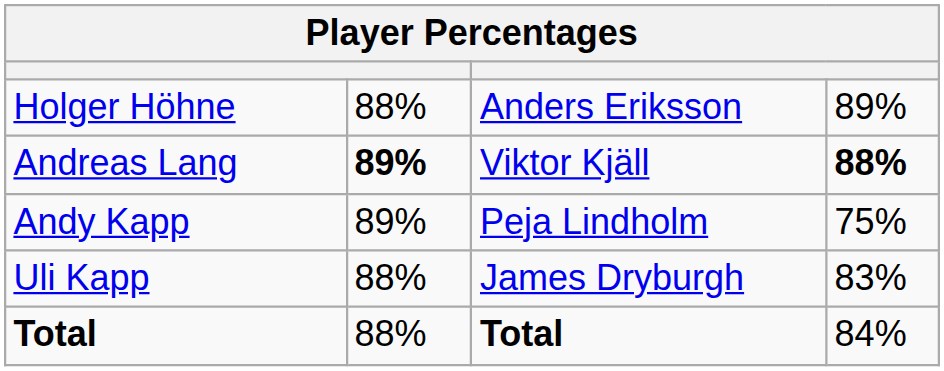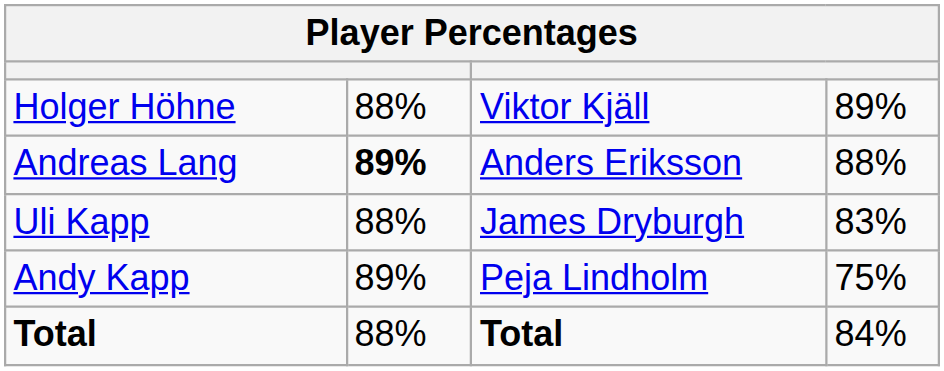(611, 106) Anders Eriksson -> (565, 106) Viktor Kjäll
(565, 163) Viktor Kjäll -> (611, 163) Anders Eriksson
(871, 163) bold -> (871, 163) normal
rows swapped: (81, 278) <-> (101, 220)
